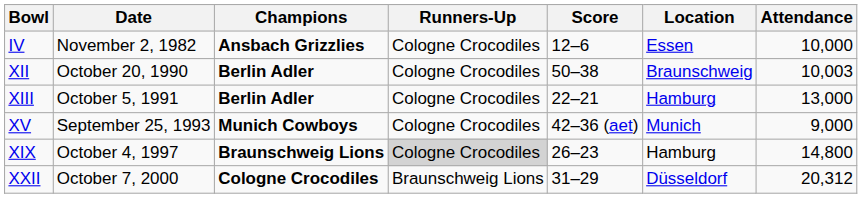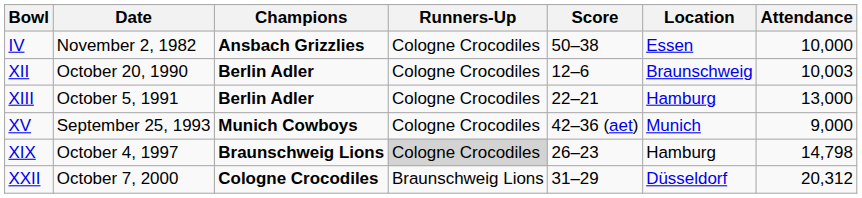(570, 44) 12–6 -> (575, 44) 50–38
(575, 71) 50–38 -> (570, 71) 12–6
(827, 152) 14,800 -> (827, 152) 14,798
